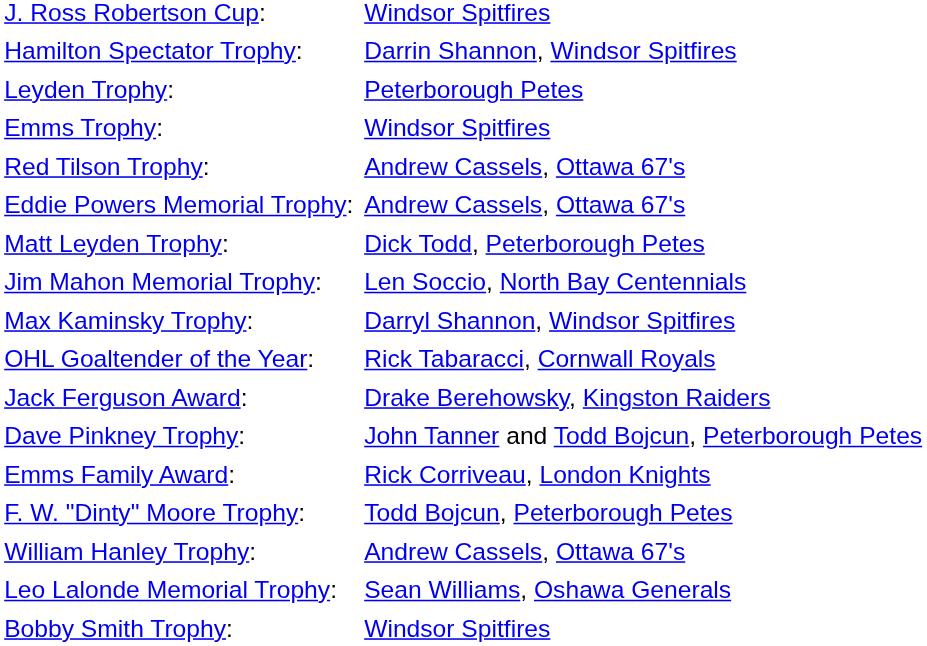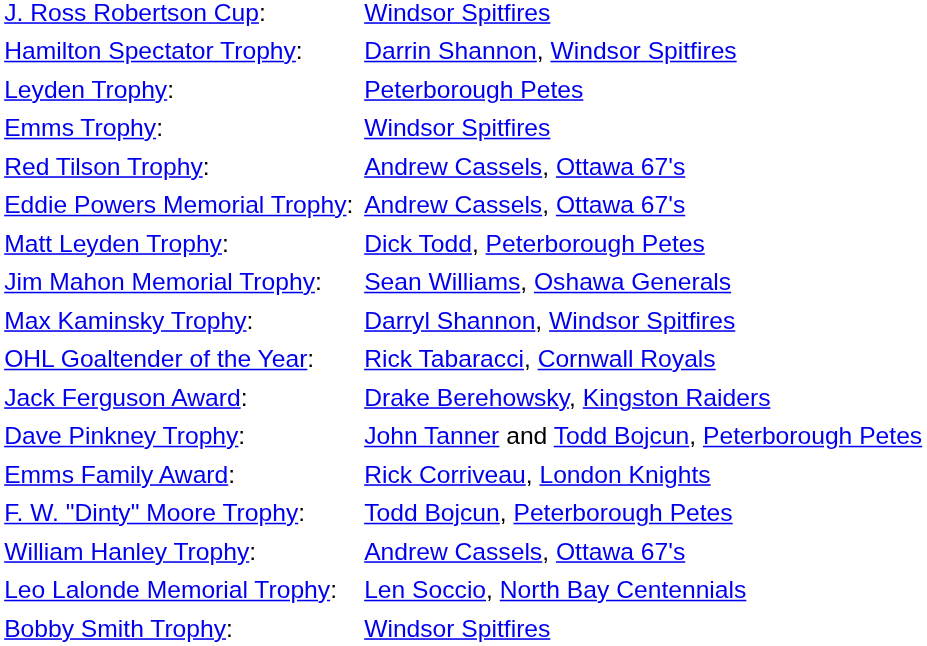(555, 282) Len Soccio, North Bay Centennials -> (548, 282) Sean Williams, Oshawa Generals
(548, 590) Sean Williams, Oshawa Generals -> (555, 590) Len Soccio, North Bay Centennials
